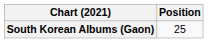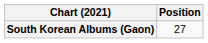(180, 29) 25 -> (180, 29) 27
